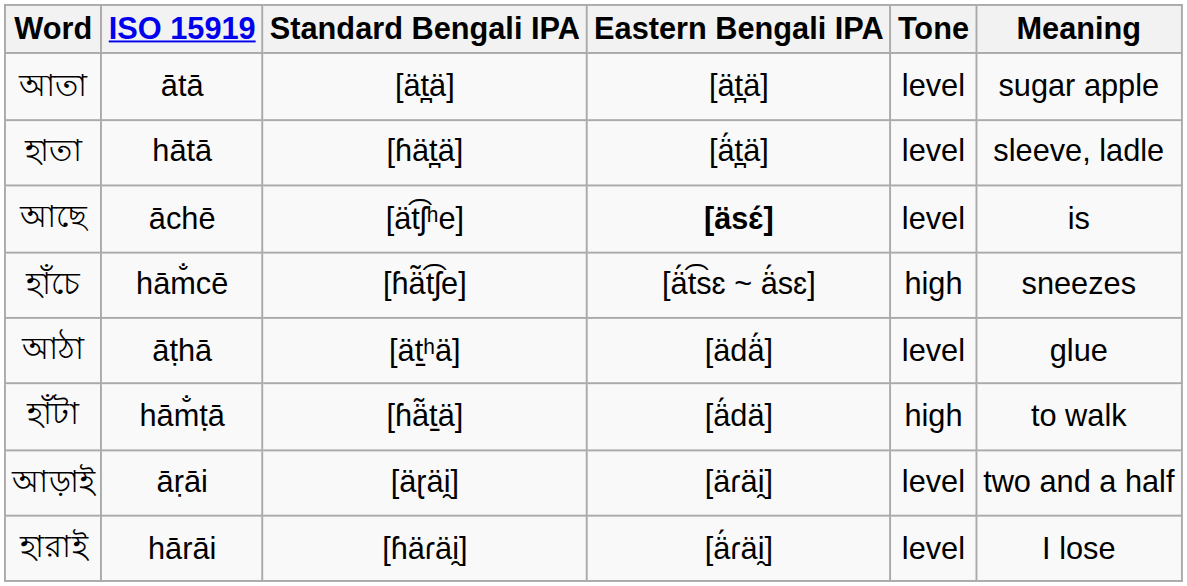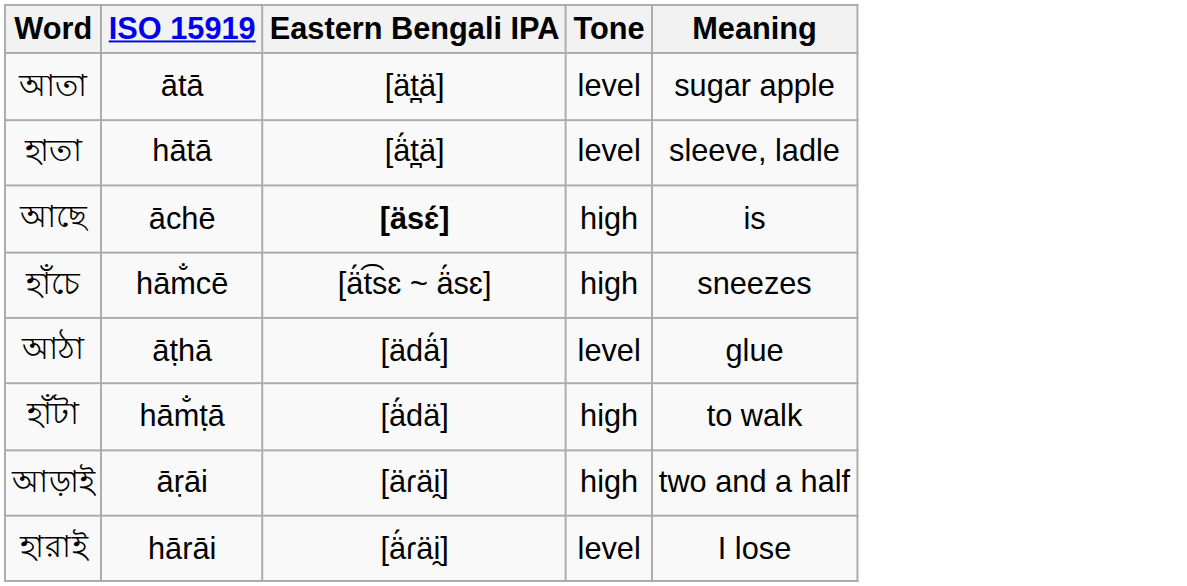- column: (425, 28)
(933, 218) level -> (609, 218) high
(933, 482) level -> (609, 482) high
